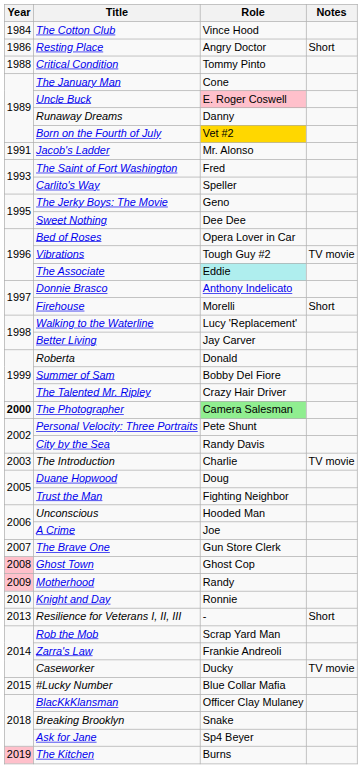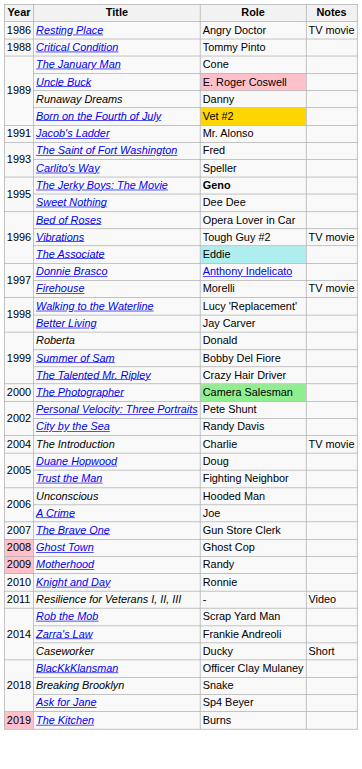- row: (76, 30)
(322, 47) Short -> (332, 30) TV movie
(216, 202) normal -> (217, 185) bold
(322, 306) Short -> (332, 289) TV movie
(19, 409) bold -> (19, 392) normal
(19, 461) 2003 -> (19, 444) 2004
(19, 617) 2013 -> (19, 599) 2011
(322, 617) Short -> (322, 599) Video
(332, 668) TV movie -> (322, 651) Short
- row: (74, 686)
